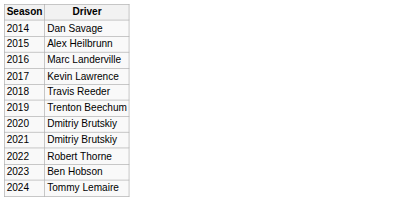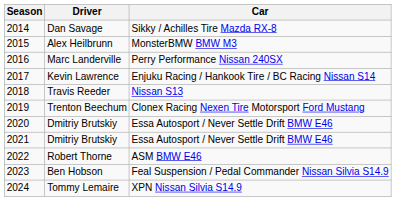+ column: (260, 12)
